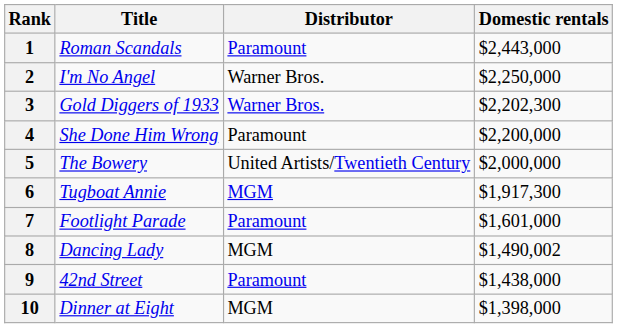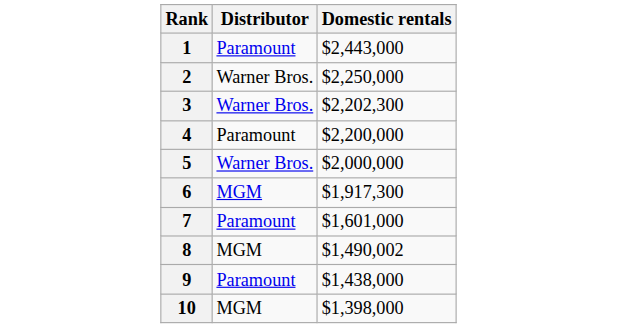- column: (139, 18)
(349, 163) United Artists/Twentieth Century -> (265, 163) Warner Bros.
